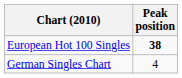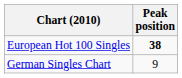(155, 63) 4 -> (155, 63) 9
